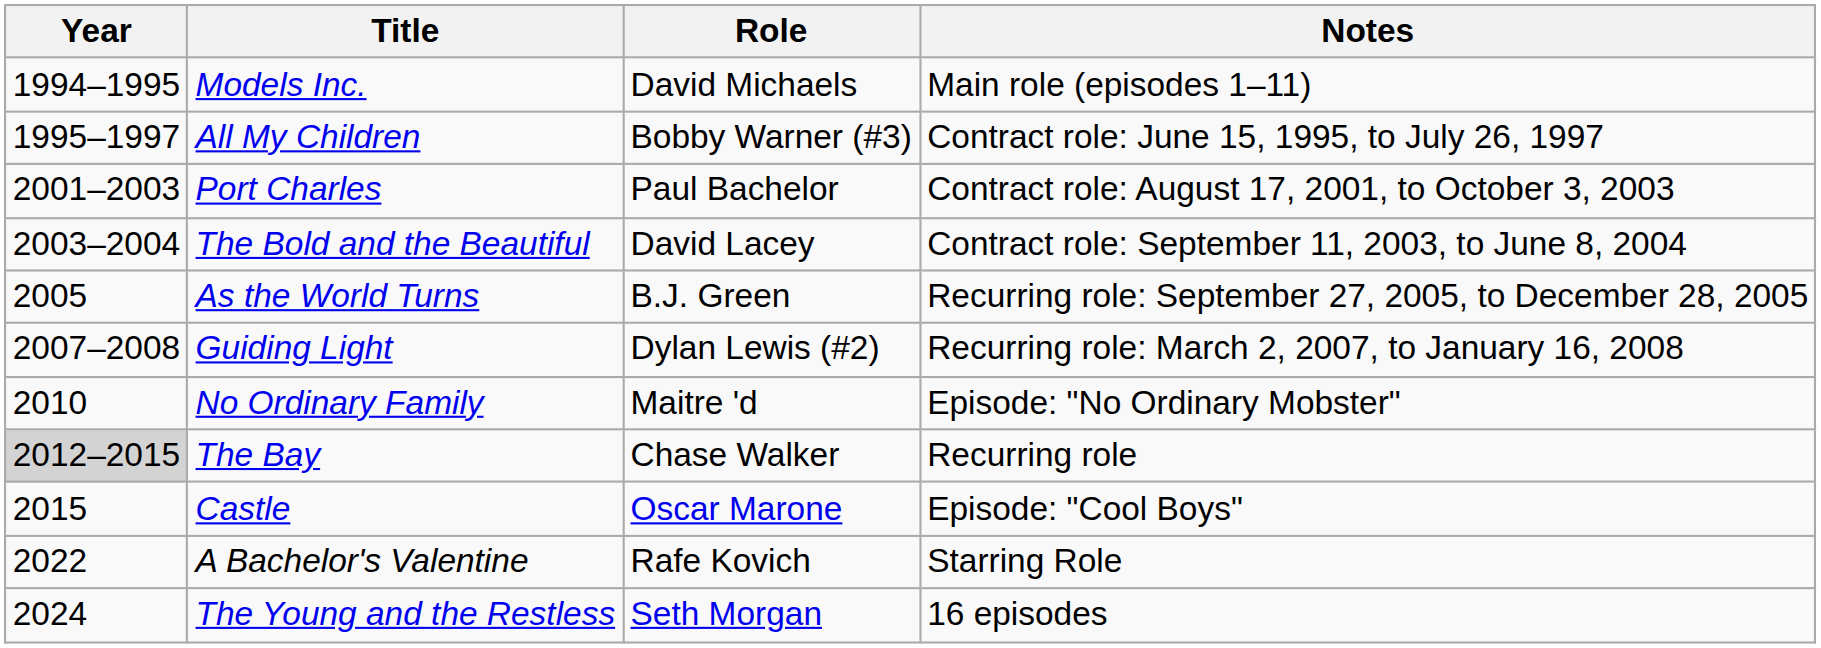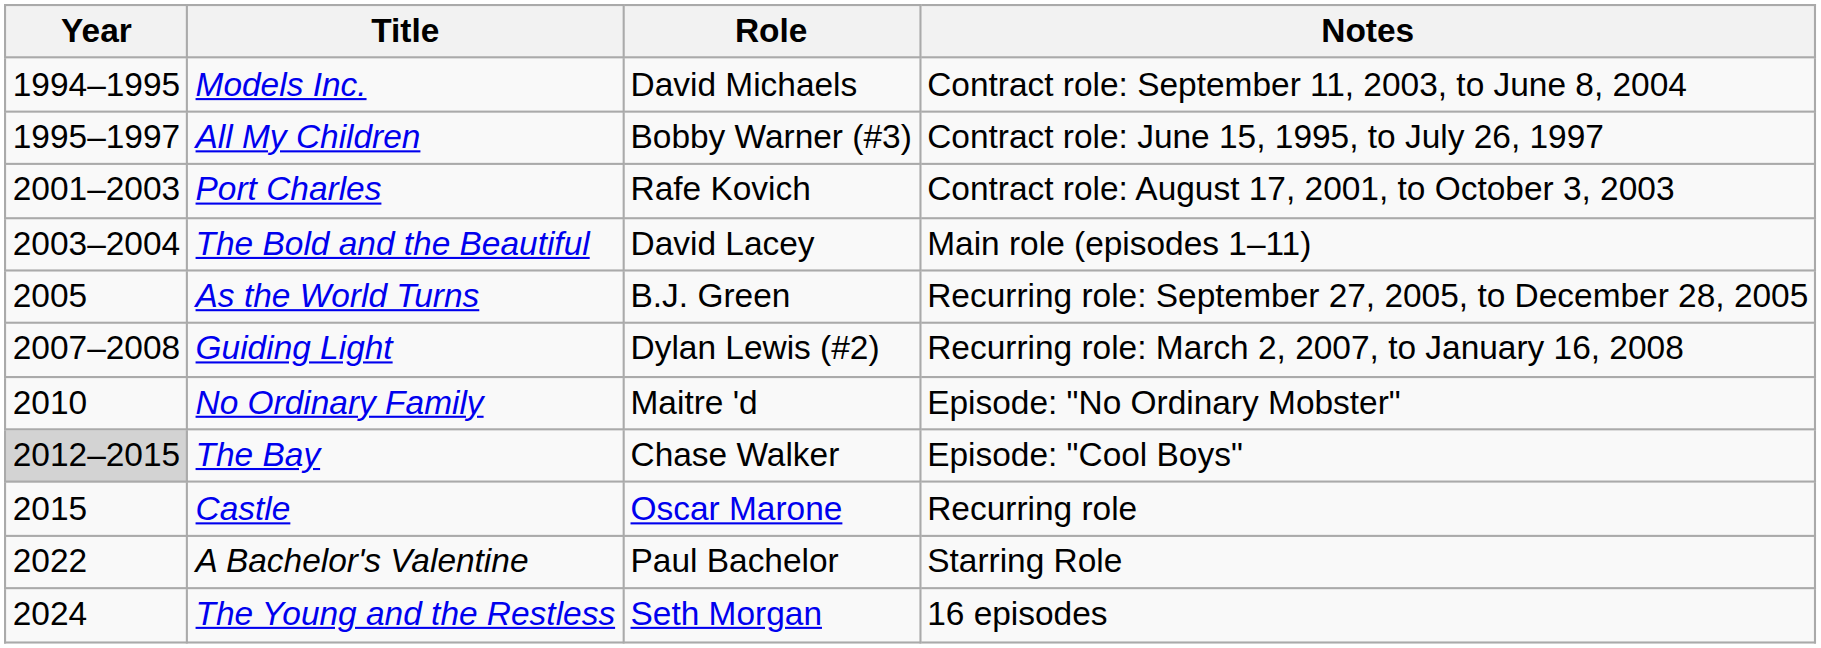(1119, 84) Main role (episodes 1–11) -> (1307, 84) Contract role: September 11, 2003, to June 8, 2004
(735, 190) Paul Bachelor -> (721, 190) Rafe Kovich
(1307, 243) Contract role: September 11, 2003, to June 8, 2004 -> (1119, 243) Main role (episodes 1–11)
(1032, 455) Recurring role -> (1085, 455) Episode: "Cool Boys"
(1085, 508) Episode: "Cool Boys" -> (1032, 508) Recurring role
(721, 561) Rafe Kovich -> (735, 561) Paul Bachelor
